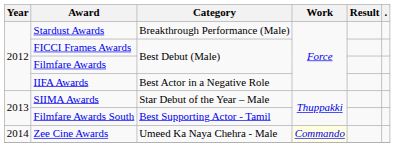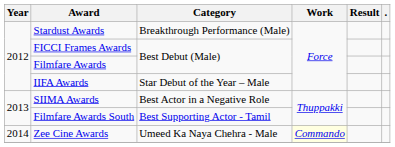(204, 82) Best Actor in a Negative Role -> (204, 82) Star Debut of the Year – Male
(204, 99) Star Debut of the Year – Male -> (204, 99) Best Actor in a Negative Role
